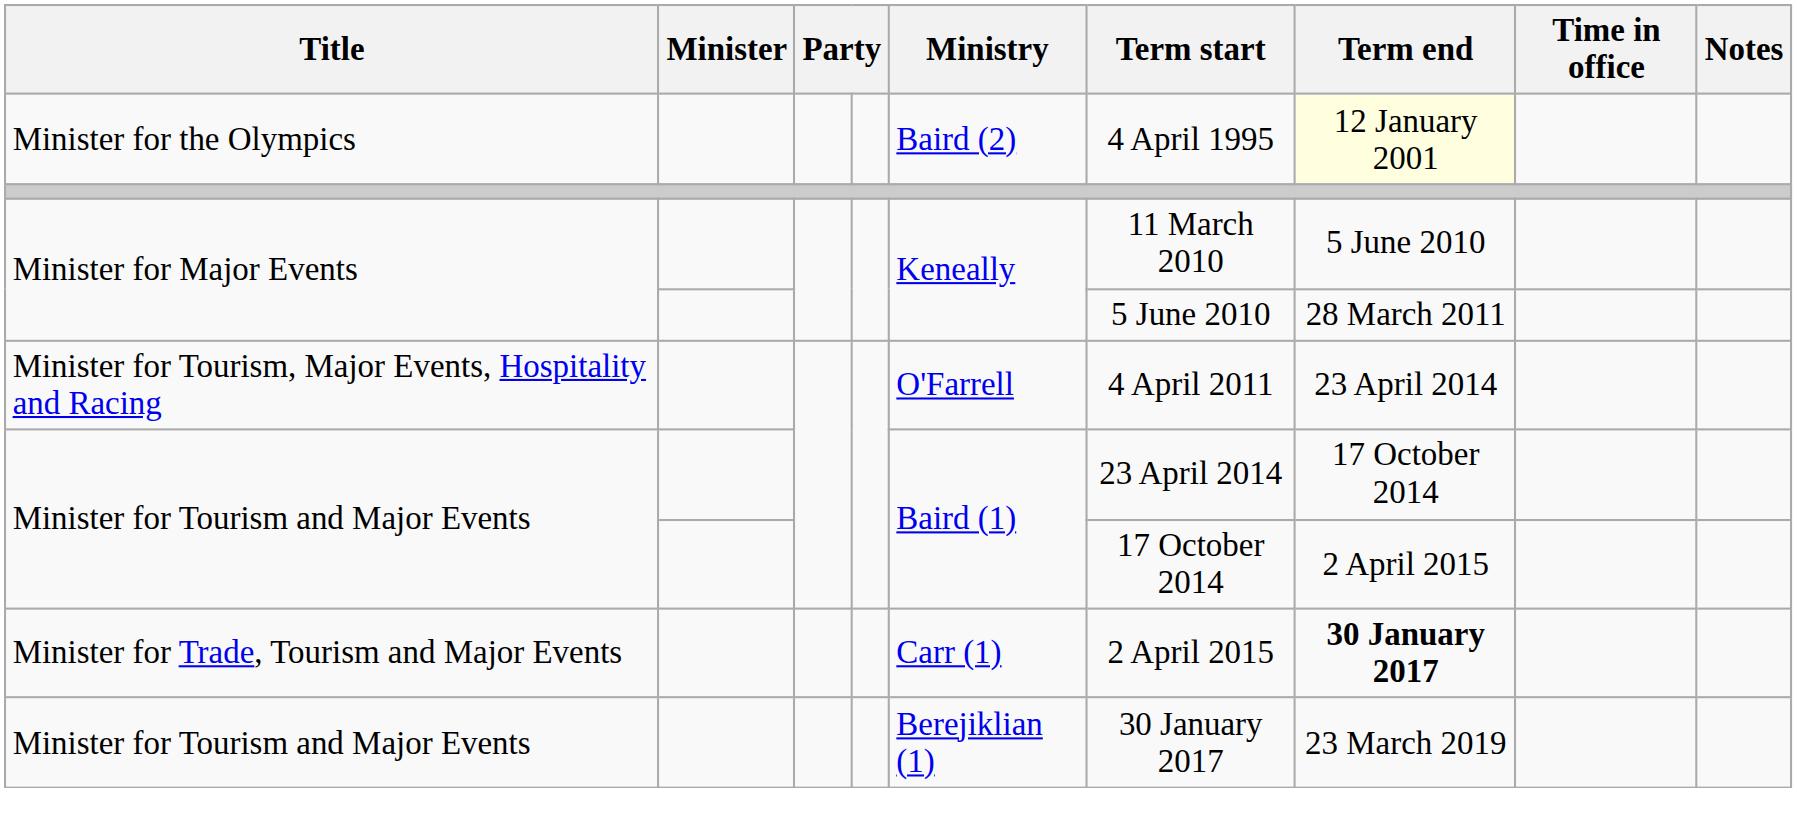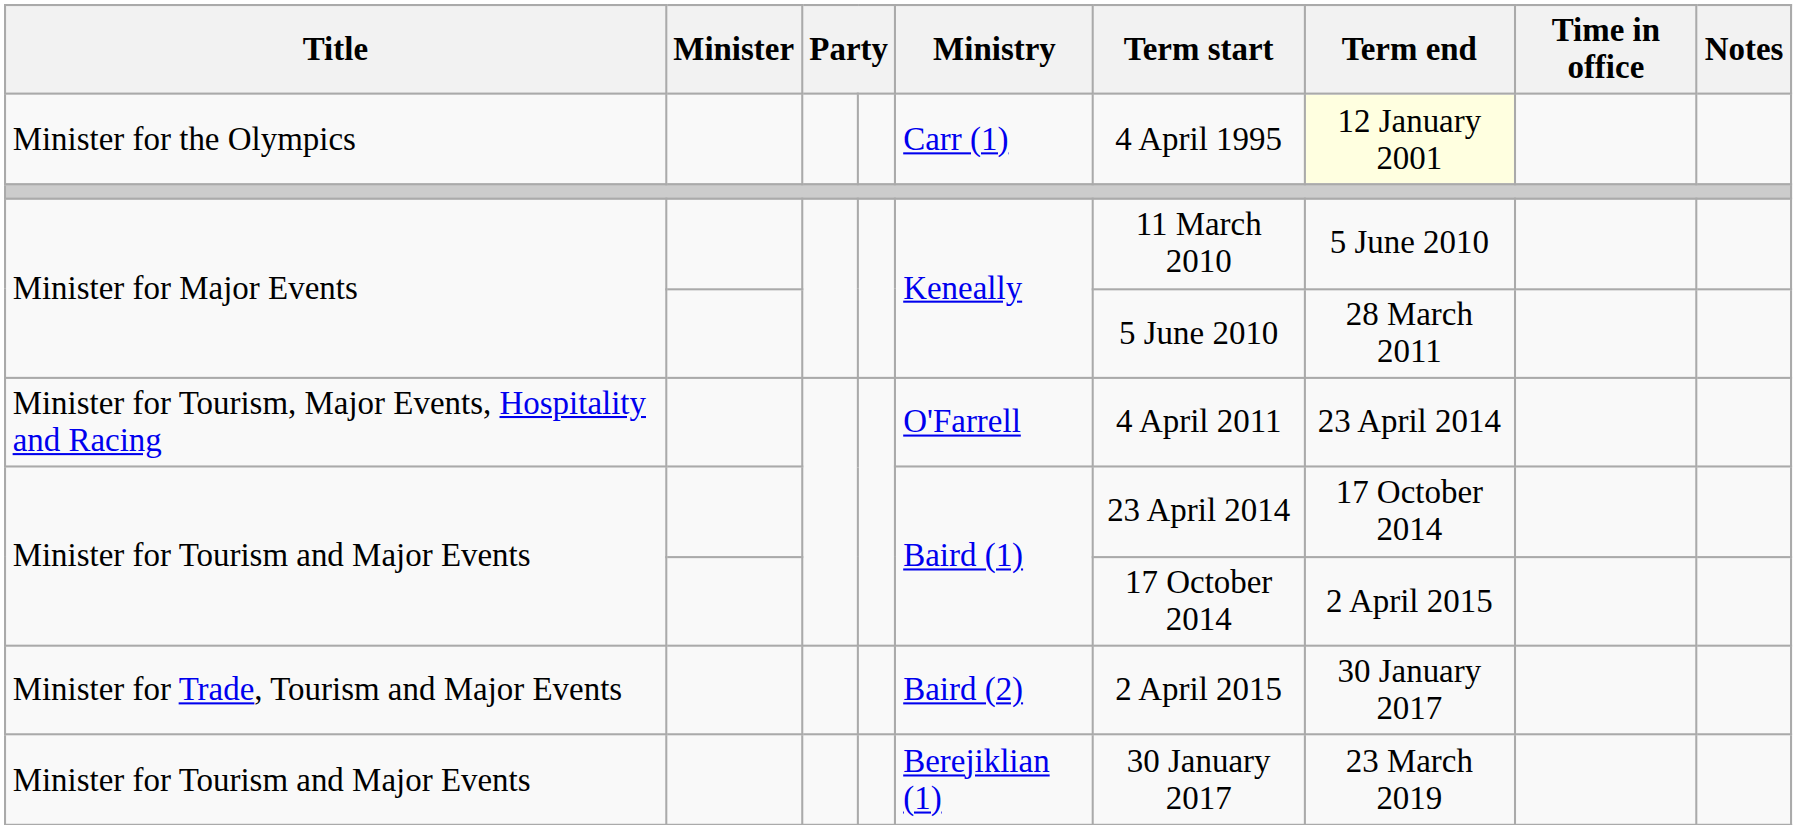(956, 138) Baird (2) -> (956, 138) Carr (1)
(949, 652) Carr (1) -> (963, 689) Baird (2)
(1406, 652) bold -> (1409, 689) normal
